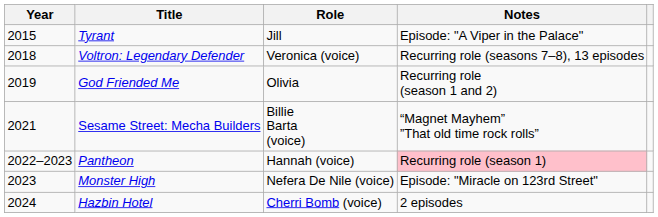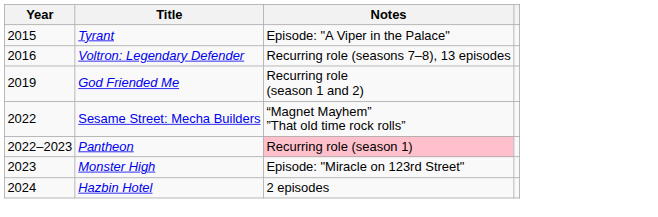- column: (330, 14)
(22, 55) 2018 -> (22, 55) 2016
(22, 126) 2021 -> (22, 118) 2022
